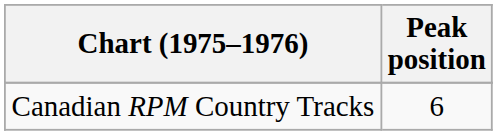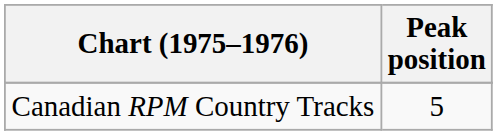(437, 105) 6 -> (437, 105) 5
